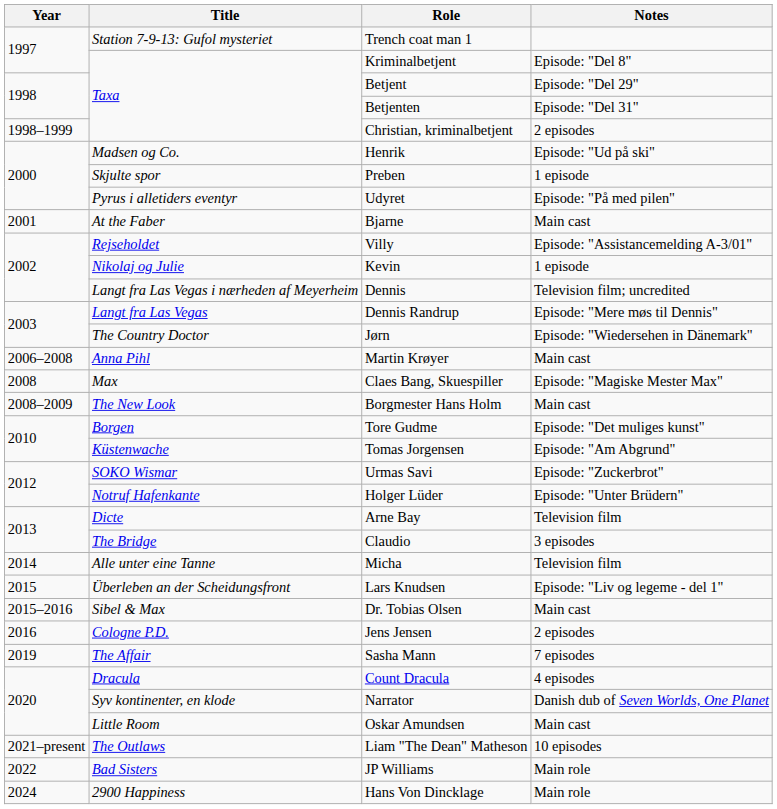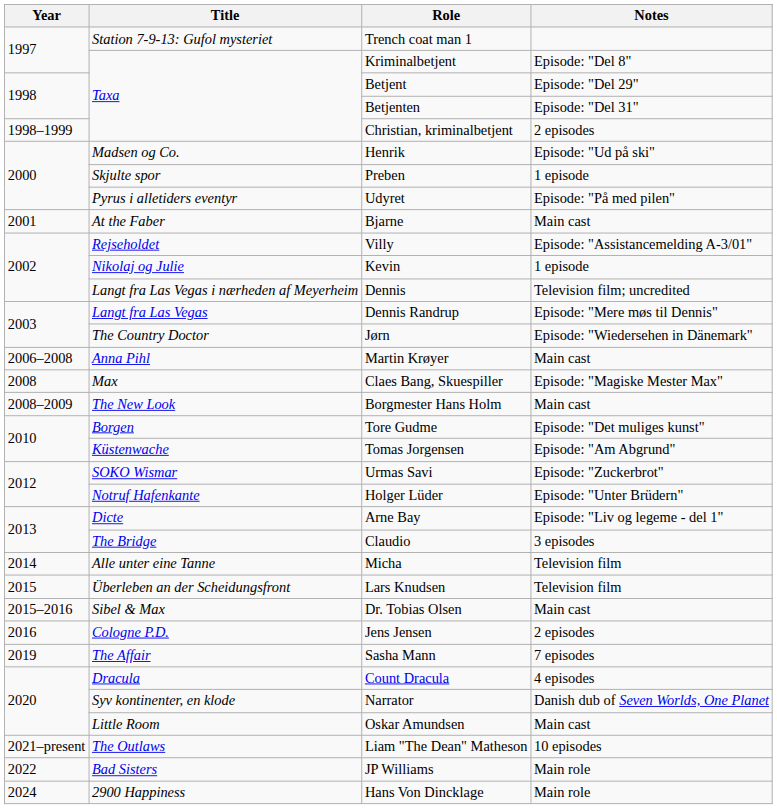(578, 518) Television film -> (629, 518) Episode: "Liv og legeme - del 1"
(629, 586) Episode: "Liv og legeme - del 1" -> (578, 586) Television film
